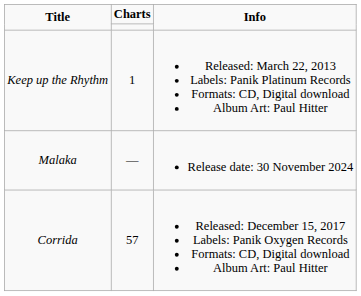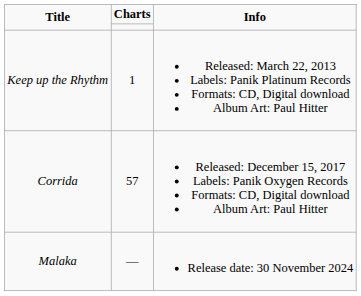rows swapped: (58, 240) <-> (58, 160)
